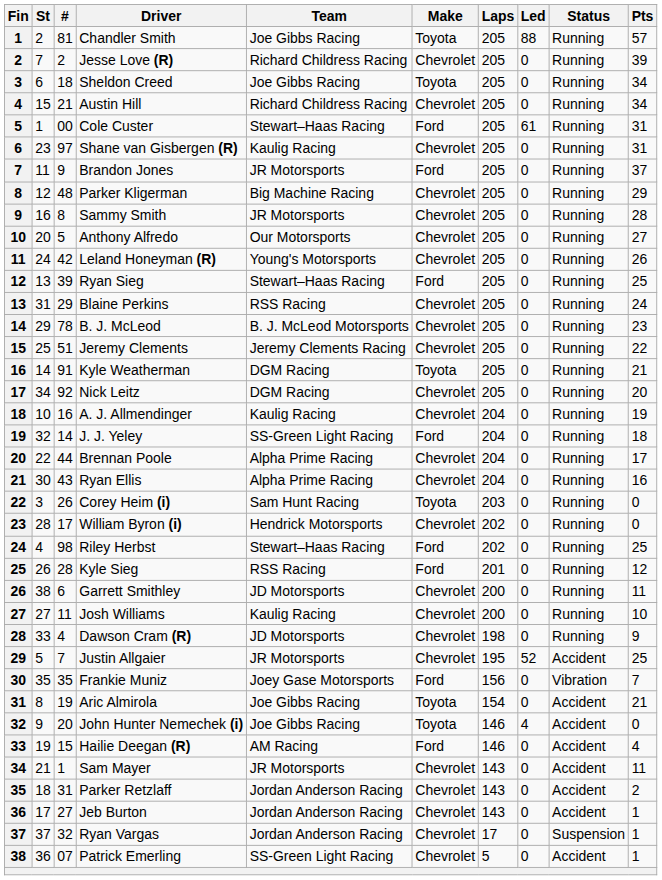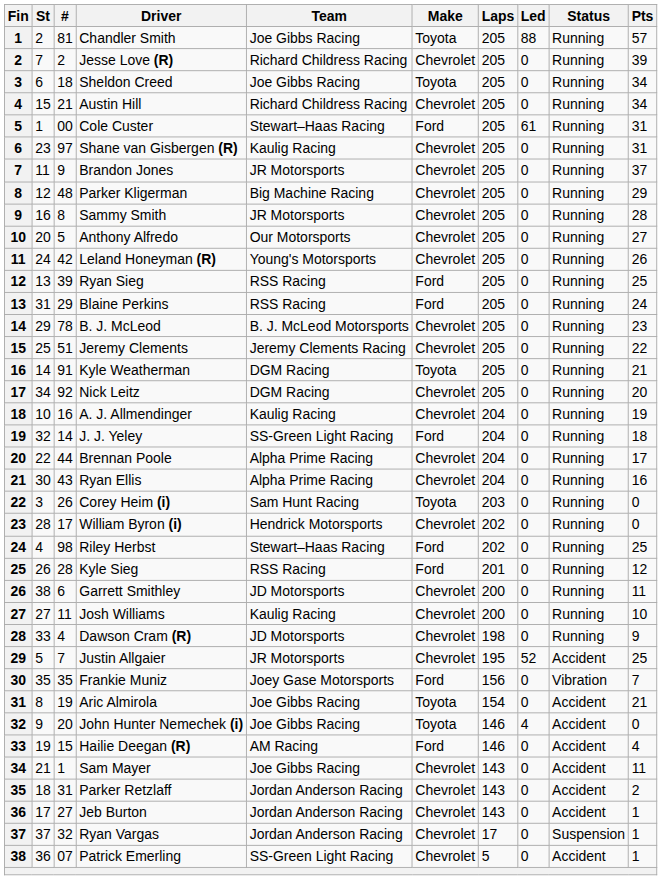(430, 171) Ford -> (445, 171) Chevrolet
(317, 281) Stewart–Haas Racing -> (288, 281) RSS Racing
(445, 304) Chevrolet -> (430, 304) Ford
(297, 768) JR Motorsports -> (305, 768) Joe Gibbs Racing
